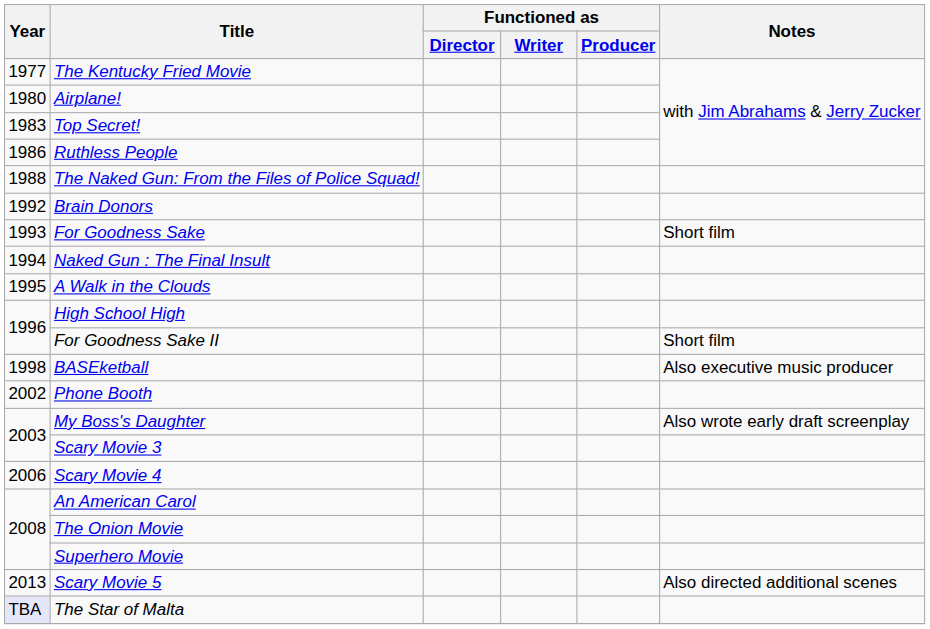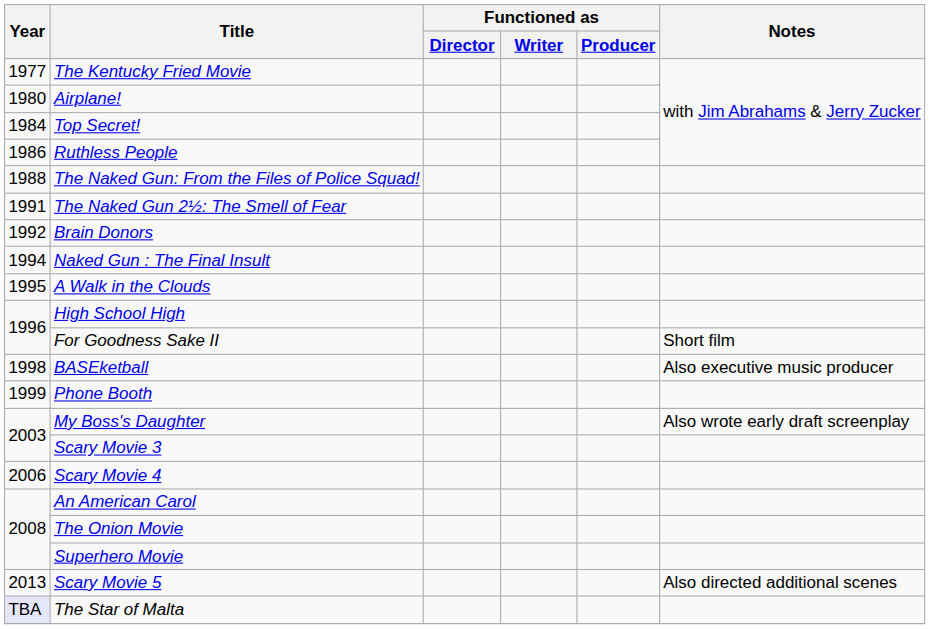(27, 125) 1983 -> (27, 125) 1984
+ row: (200, 206)
- row: (129, 233)
(27, 394) 2002 -> (27, 394) 1999
